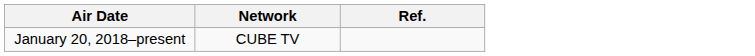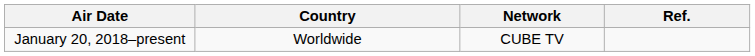+ column: (327, 16)
